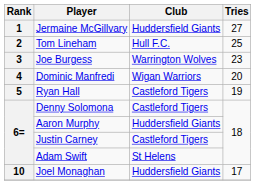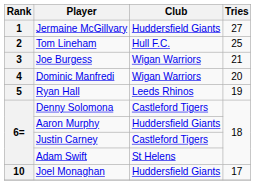(174, 60) Warrington Wolves -> (166, 60) Wigan Warriors
(237, 60) 23 -> (237, 60) 21
(170, 92) Castleford Tigers -> (163, 92) Leeds Rhinos
